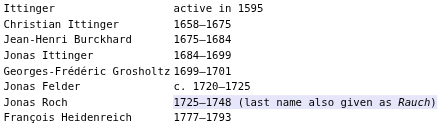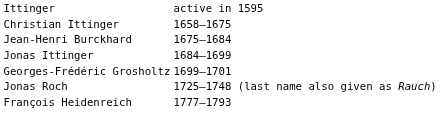- row: (42, 87)
(305, 102) lavender background -> (305, 87) no background
